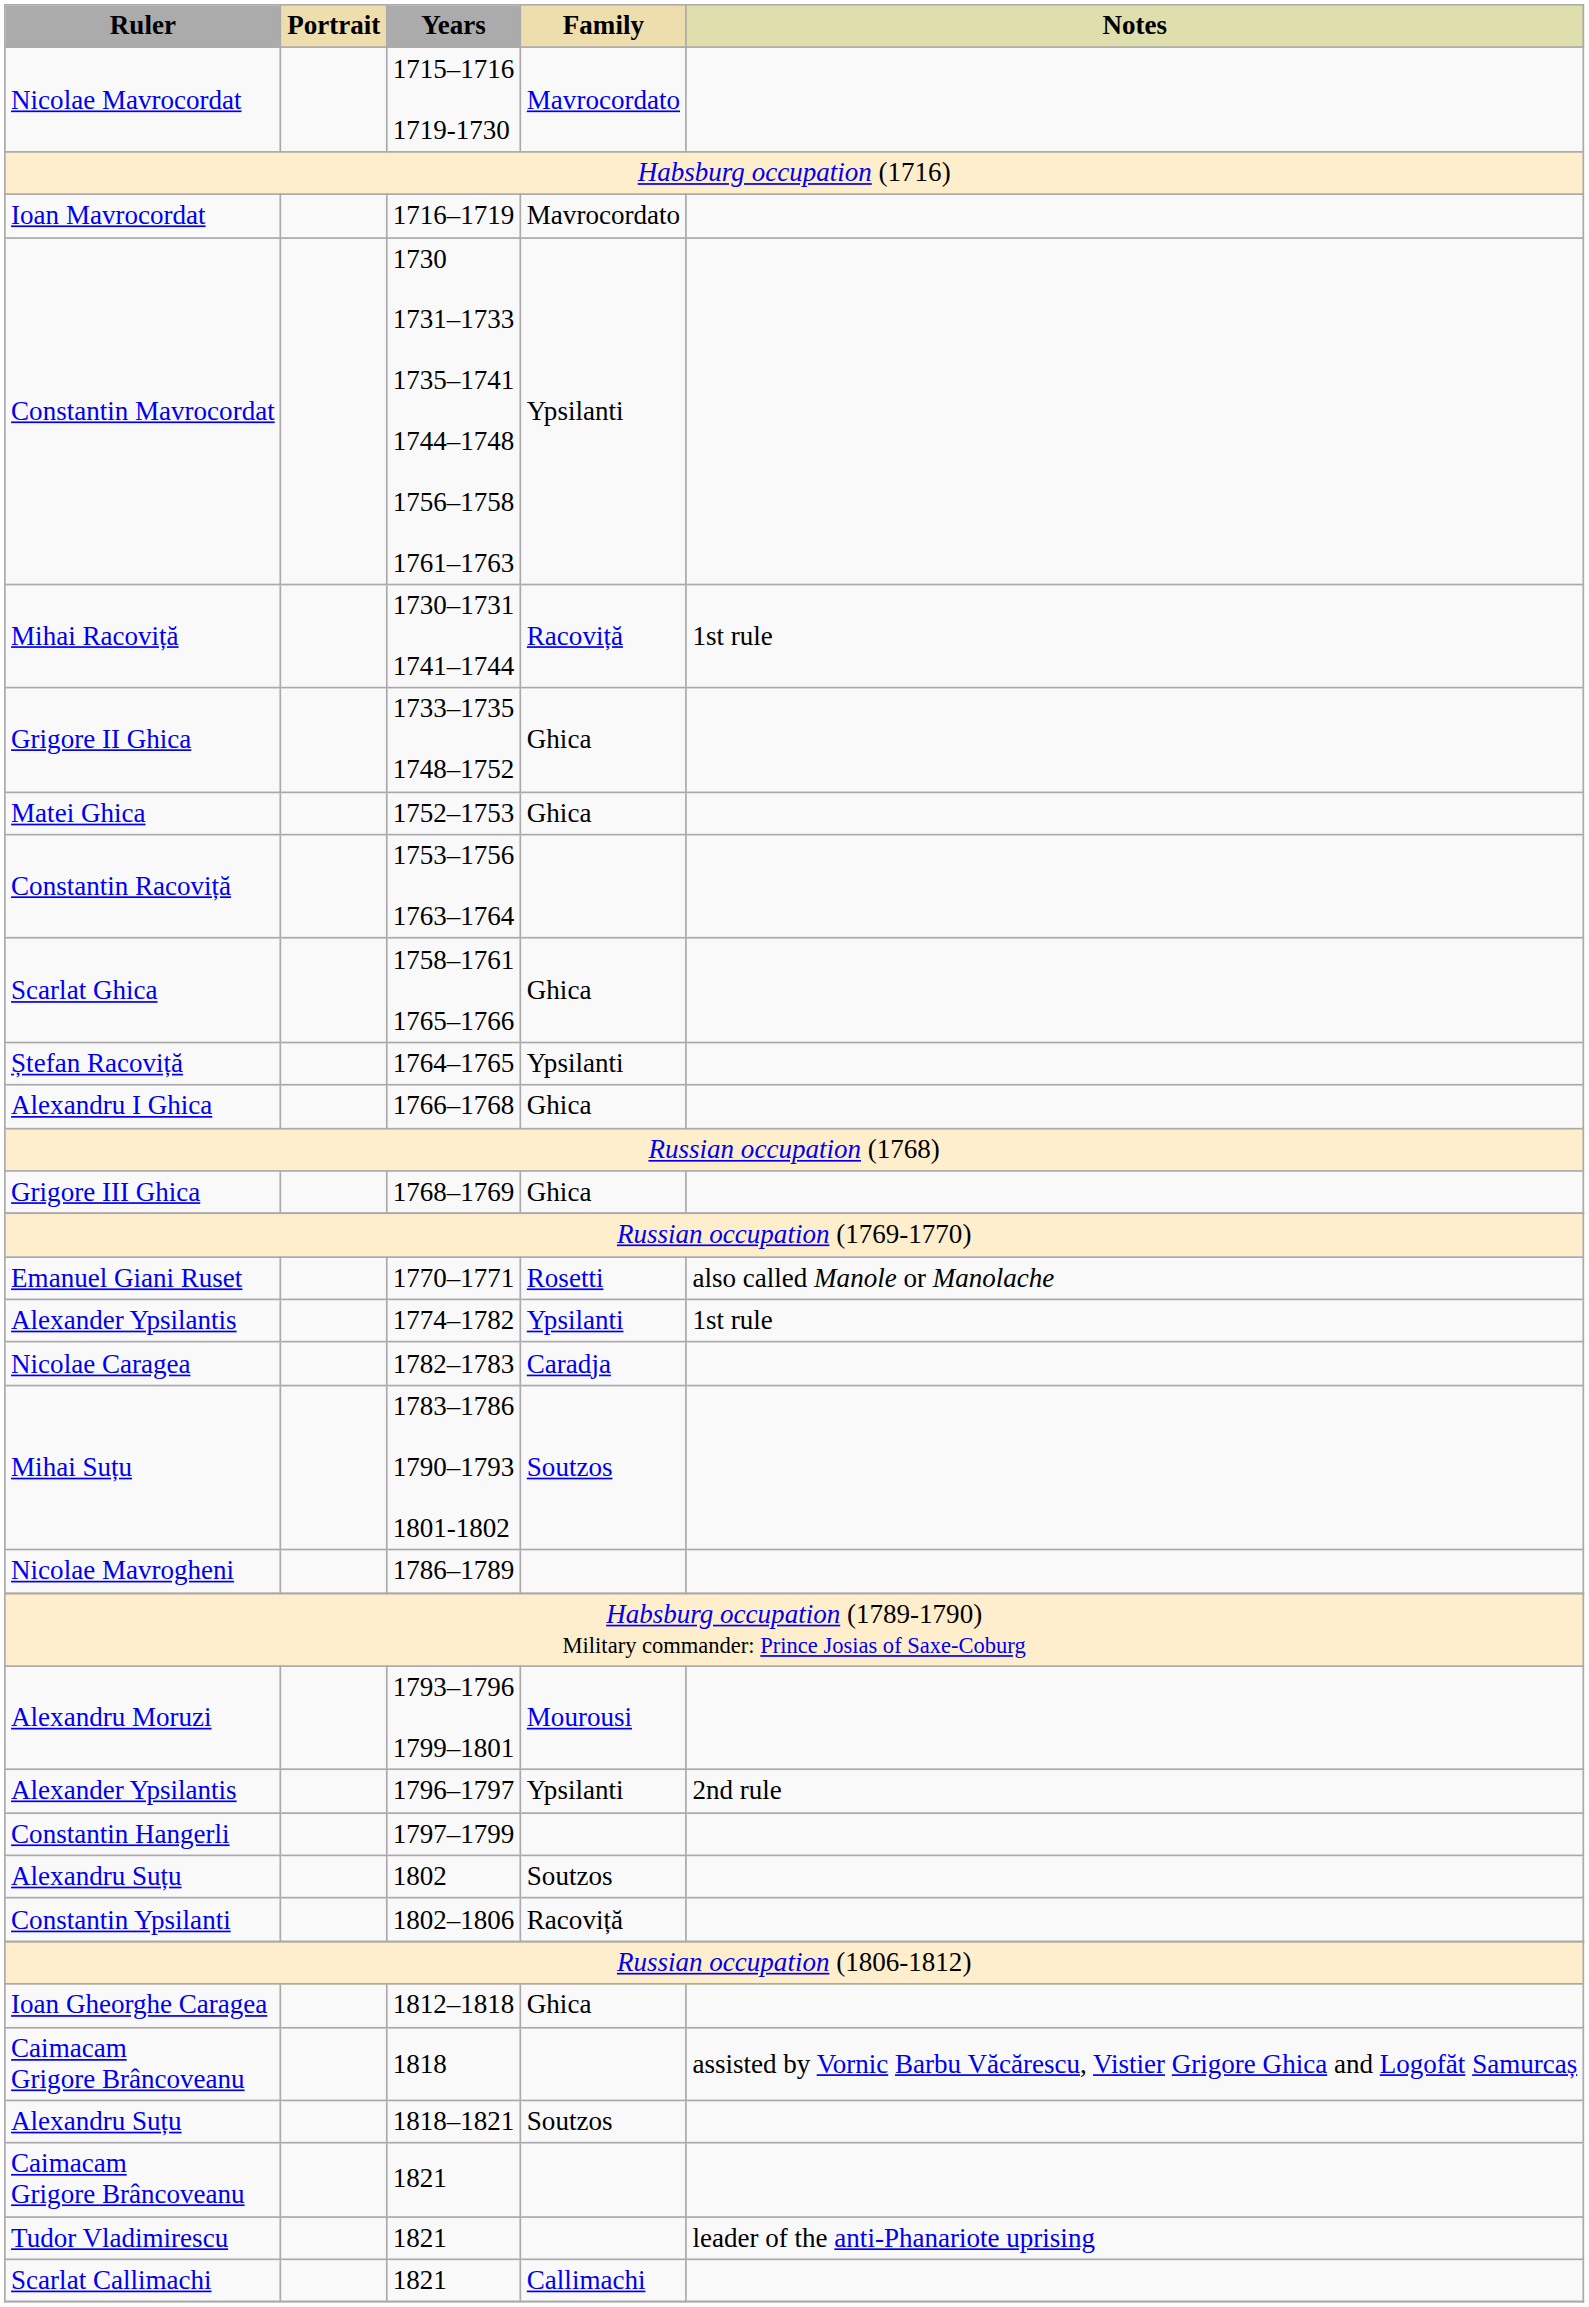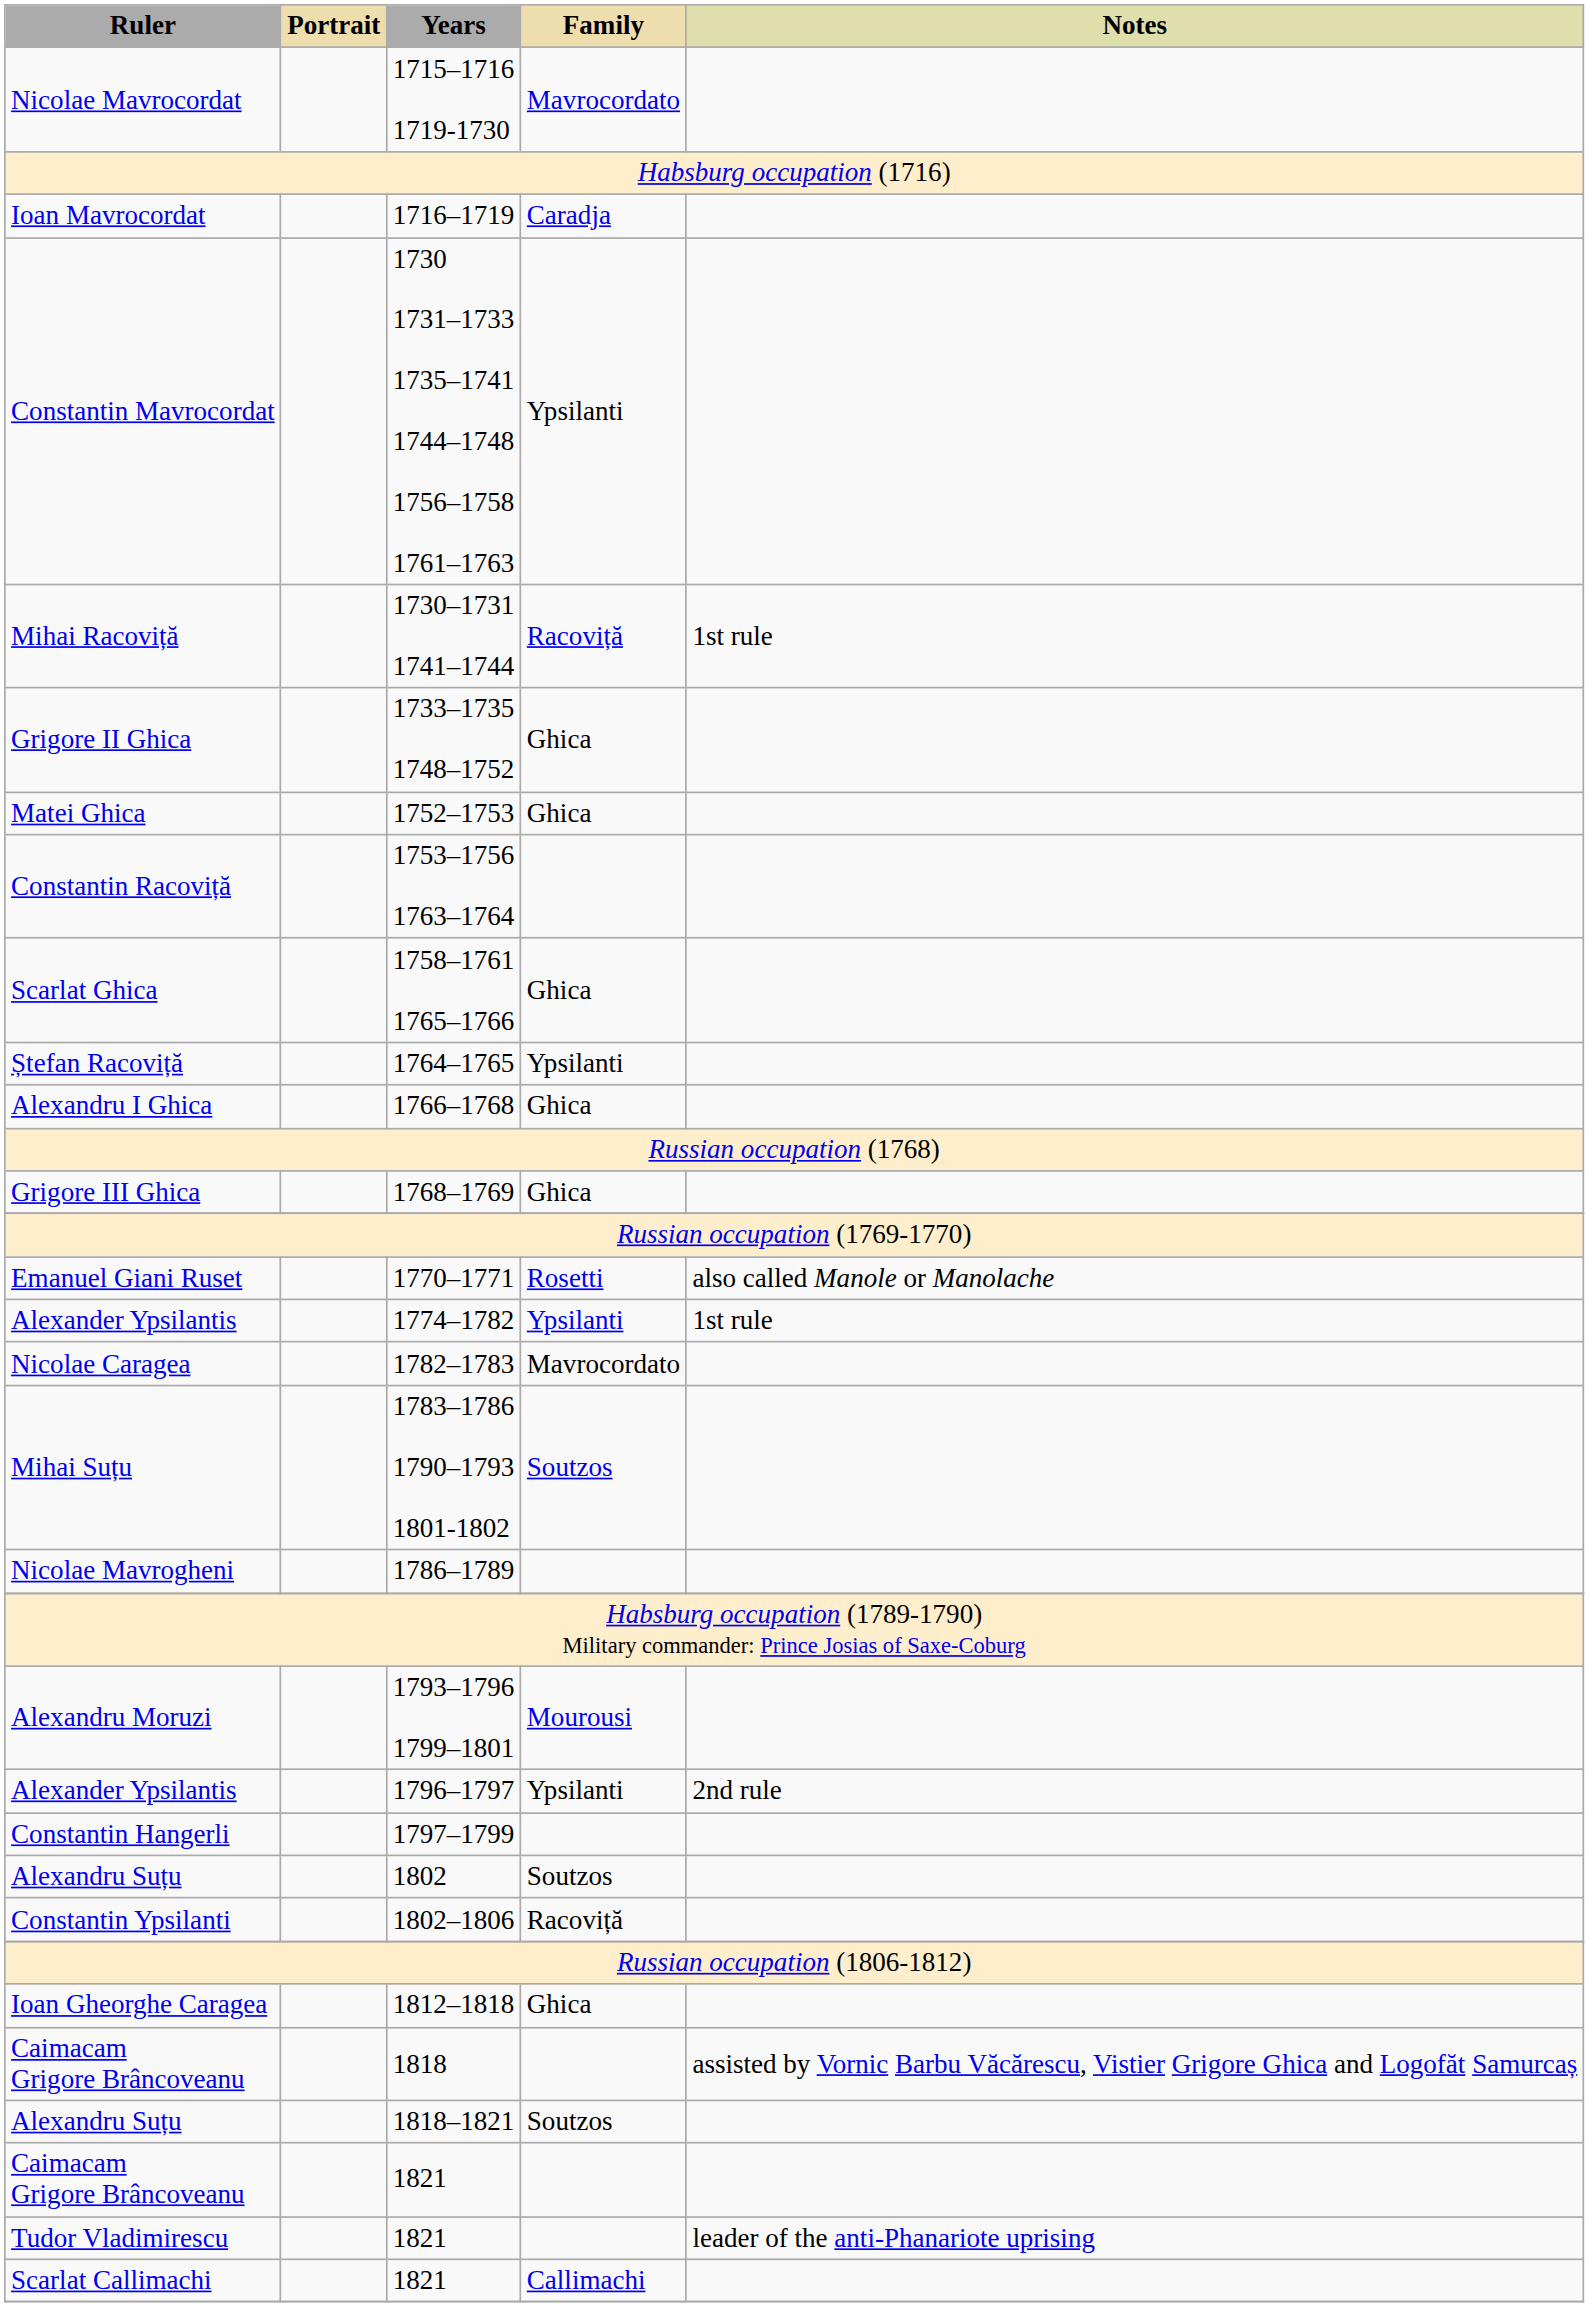(603, 215) Mavrocordato -> (569, 215) Caradja
(569, 1363) Caradja -> (603, 1363) Mavrocordato
